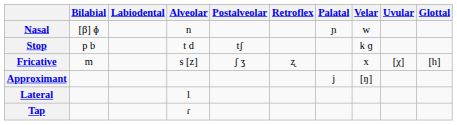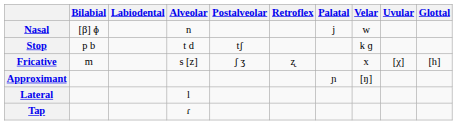(334, 29) ɲ -> (334, 29) j
(334, 78) j -> (334, 78) ɲ
